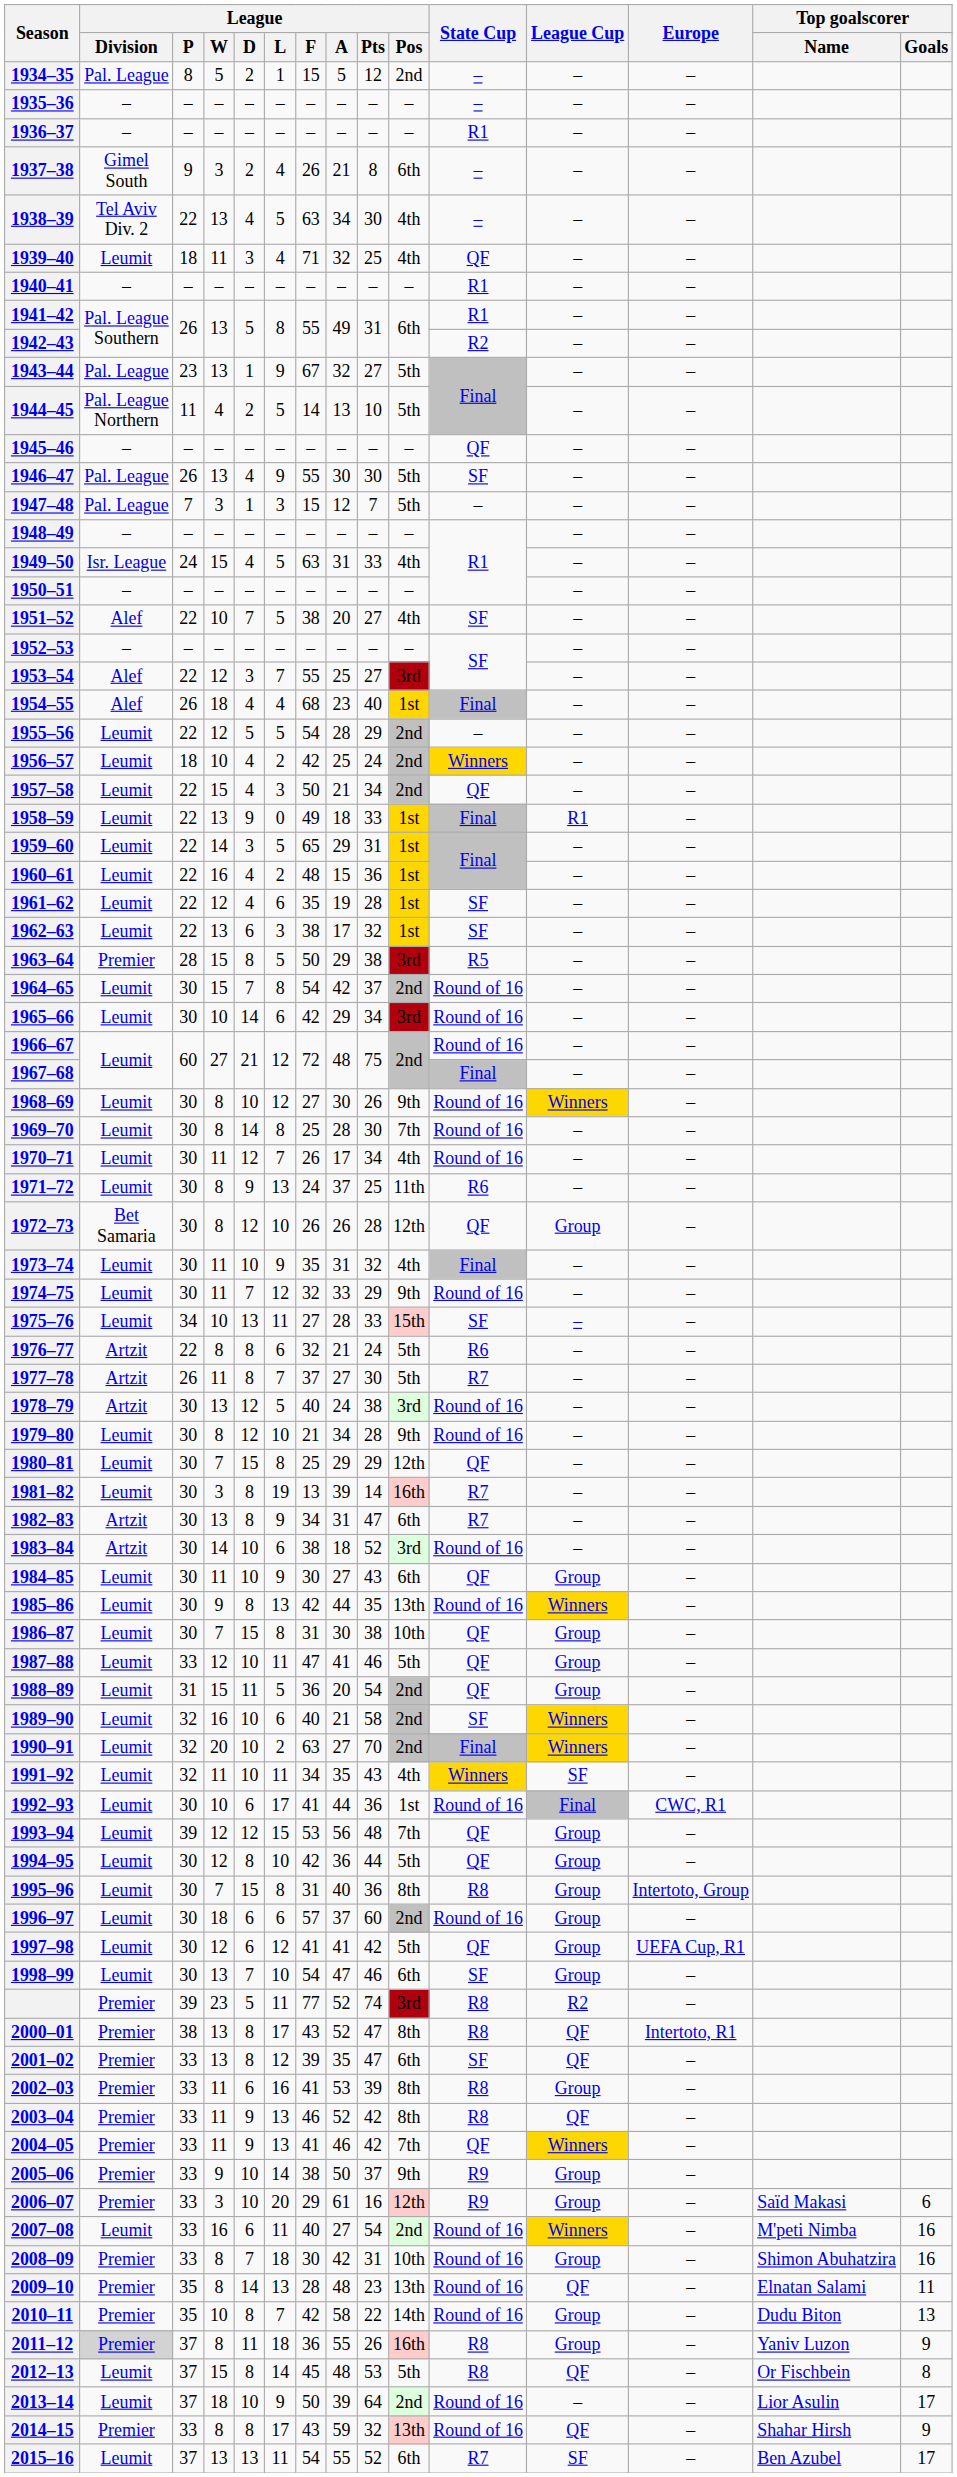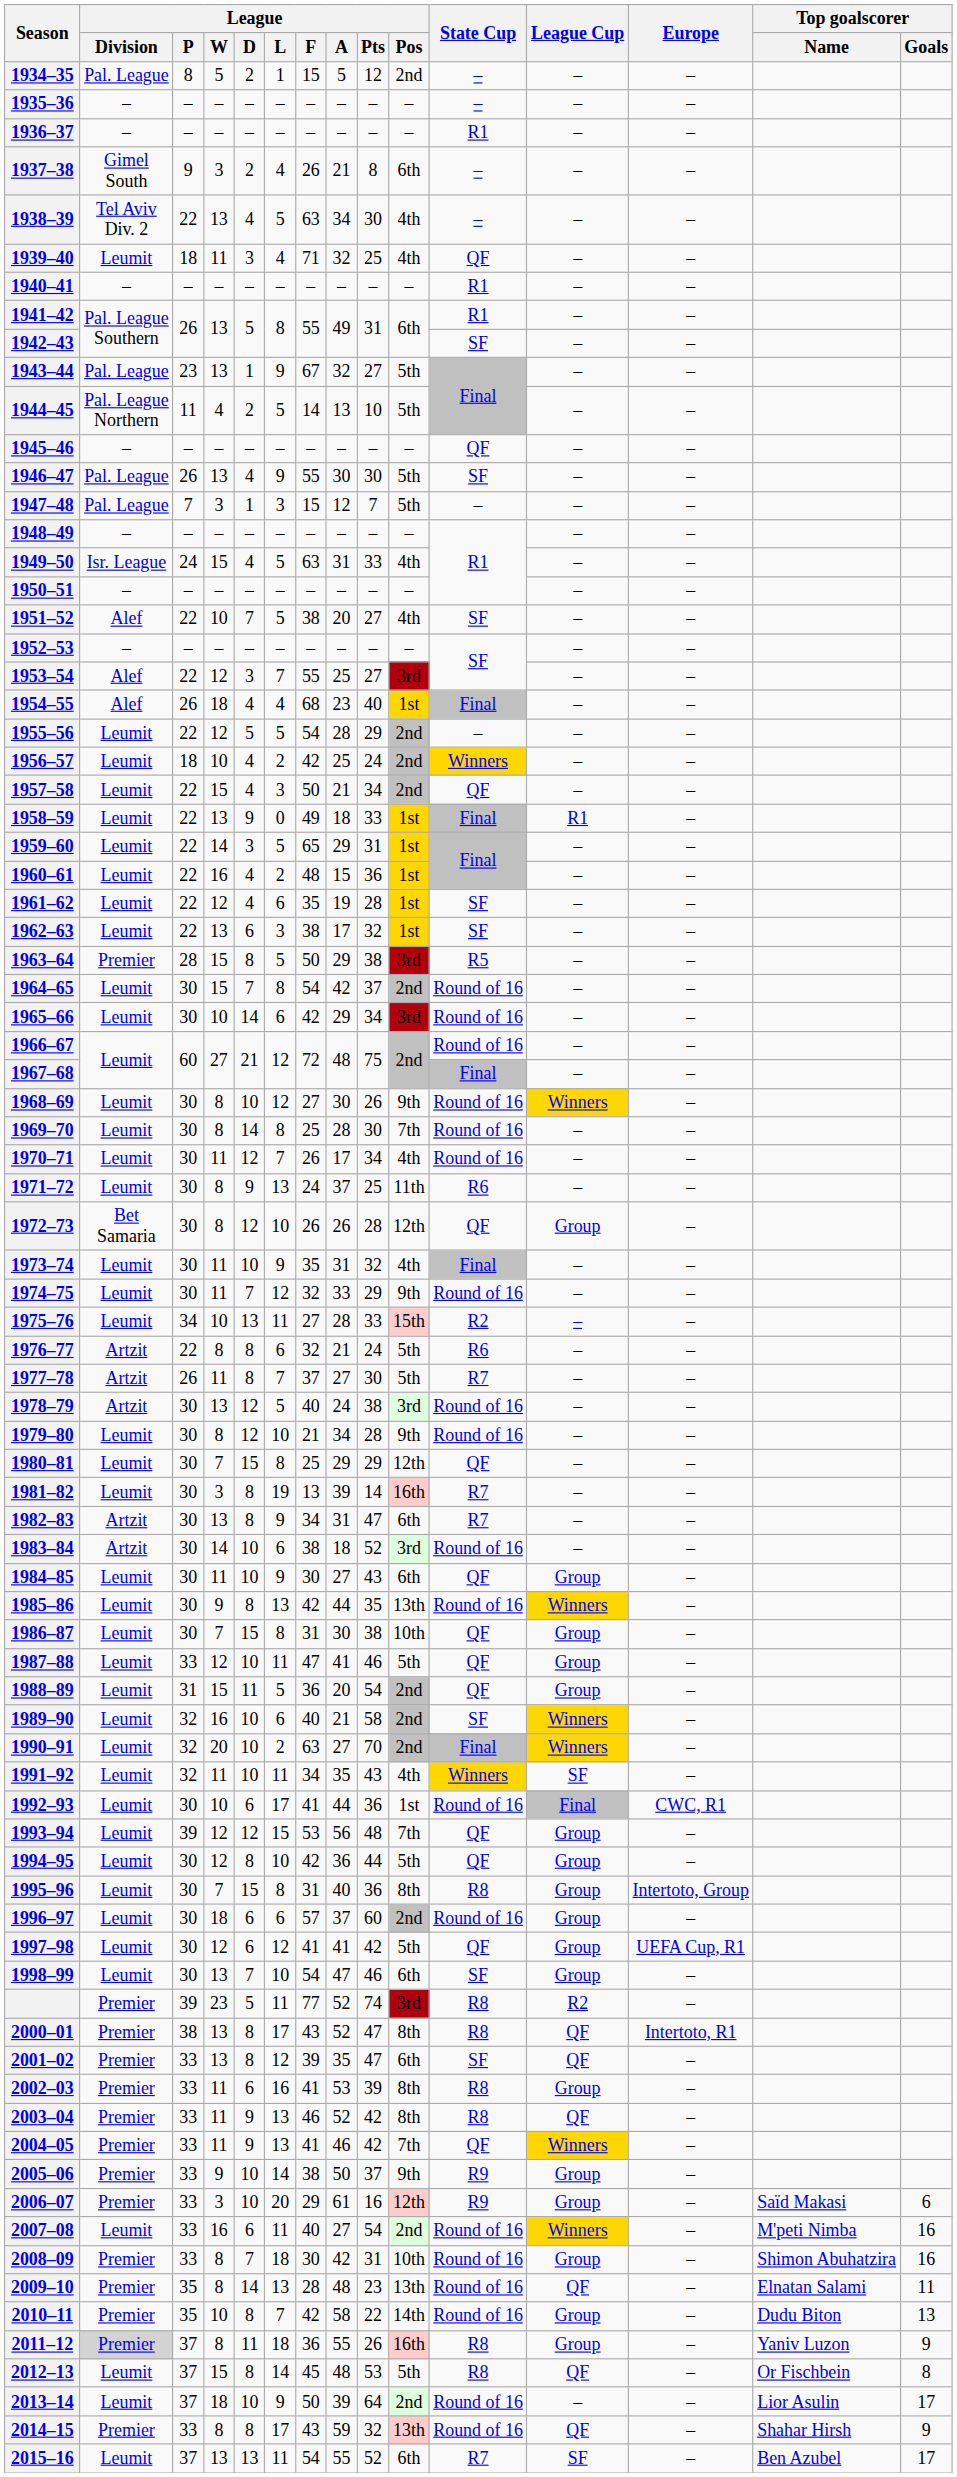(478, 343) R2 -> (478, 343) SF
(478, 1321) SF -> (478, 1321) R2
